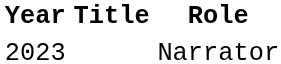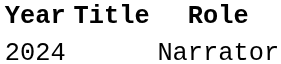(35, 54) 2023 -> (35, 54) 2024
